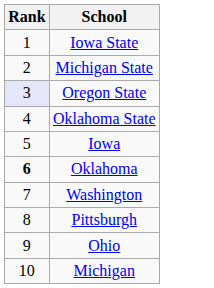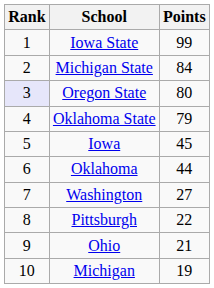+ column: (184, 17)
(27, 169) bold -> (27, 169) normal
